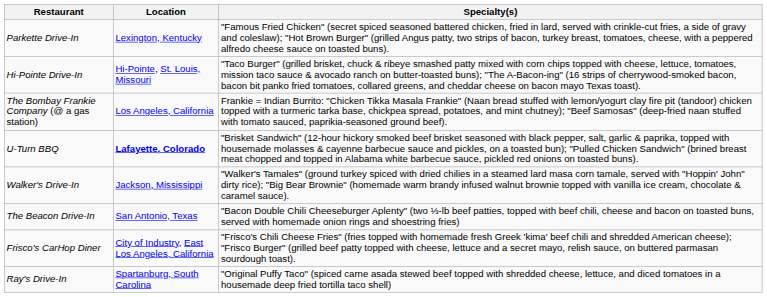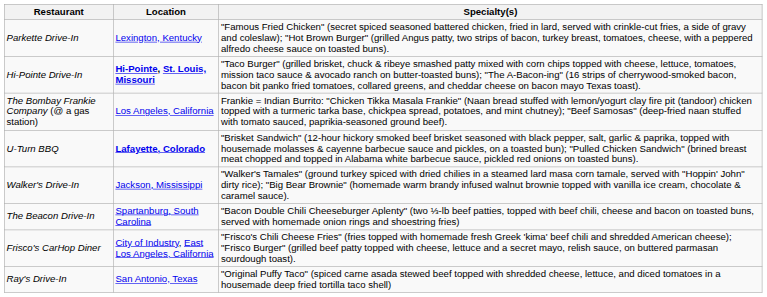(158, 74) normal -> (161, 74) bold
(156, 216) San Antonio, Texas -> (157, 216) Spartanburg, South Carolina
(157, 279) Spartanburg, South Carolina -> (156, 279) San Antonio, Texas
